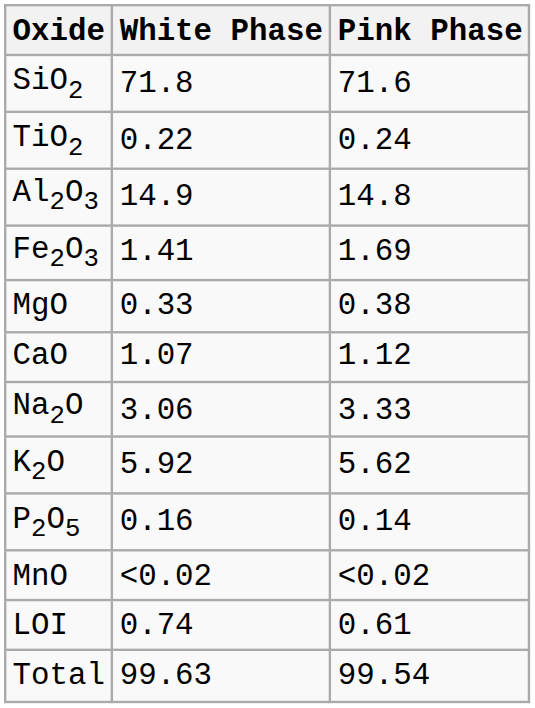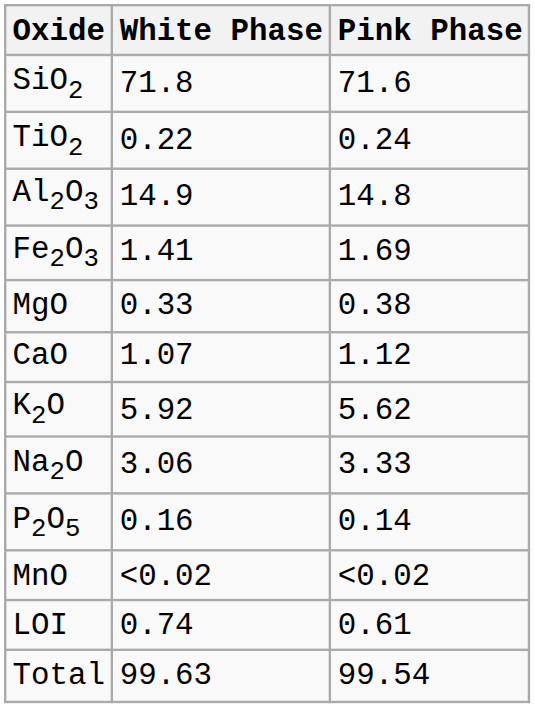rows swapped: (48, 409) <-> (39, 466)
